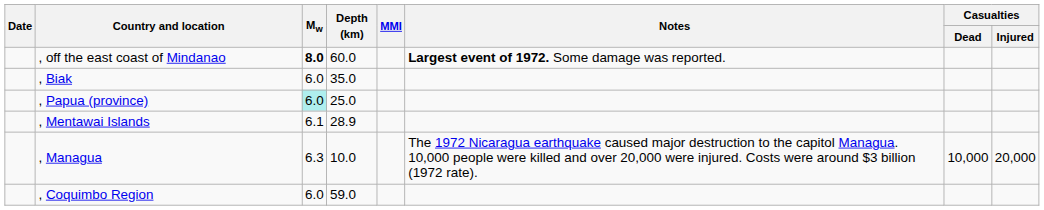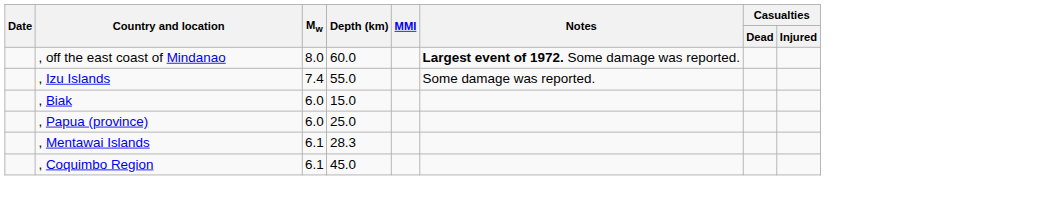(314, 57) bold -> (314, 57) normal
+ row: (74, 79)
(343, 79) 35.0 -> (343, 100) 15.0
(314, 100) paleturquoise background -> (314, 121) no background
(343, 121) 28.9 -> (343, 143) 28.3
- row: (70, 158)
(314, 194) 6.0 -> (314, 164) 6.1
(343, 194) 59.0 -> (343, 164) 45.0
